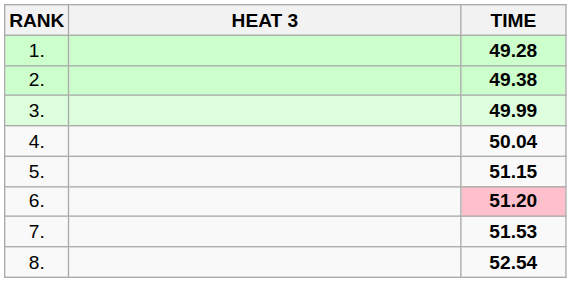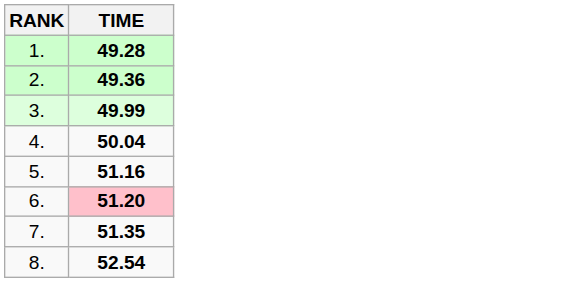- column: (265, 20)
(513, 81) 49.38 -> (121, 81) 49.36
(513, 171) 51.15 -> (121, 171) 51.16
(513, 232) 51.53 -> (121, 232) 51.35
